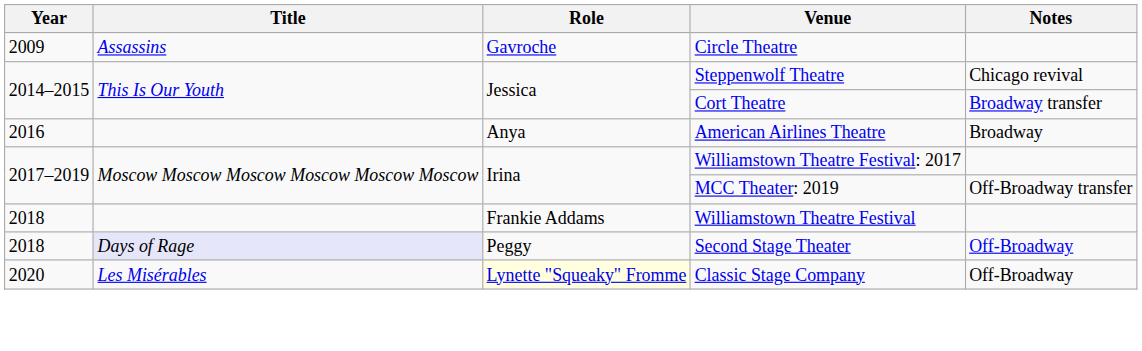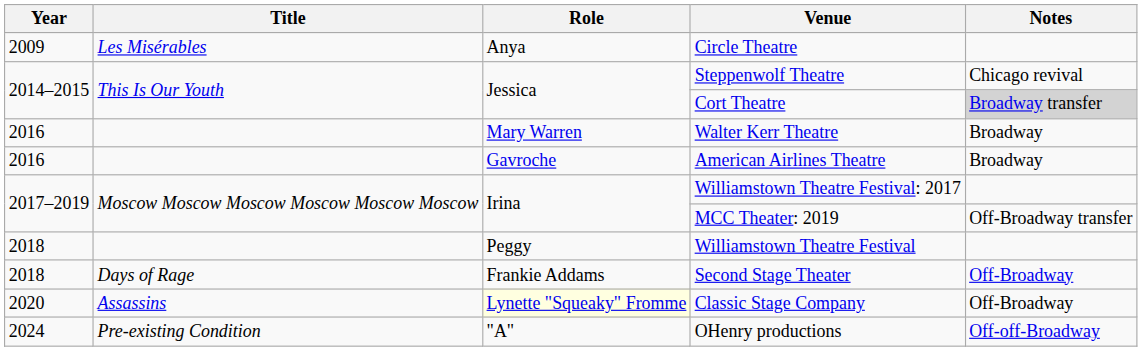(132, 47) Assassins -> (152, 47) Les Misérables
(521, 47) Gavroche -> (506, 47) Anya
(1036, 103) no background -> (1036, 103) lightgrey background
+ row: (766, 132)
(506, 132) Anya -> (521, 160) Gavroche
(546, 217) Frankie Addams -> (509, 246) Peggy
(146, 246) lavender background -> (146, 274) no background
(509, 246) Peggy -> (546, 274) Frankie Addams
(152, 274) Les Misérables -> (132, 302) Assassins
+ row: (768, 331)
